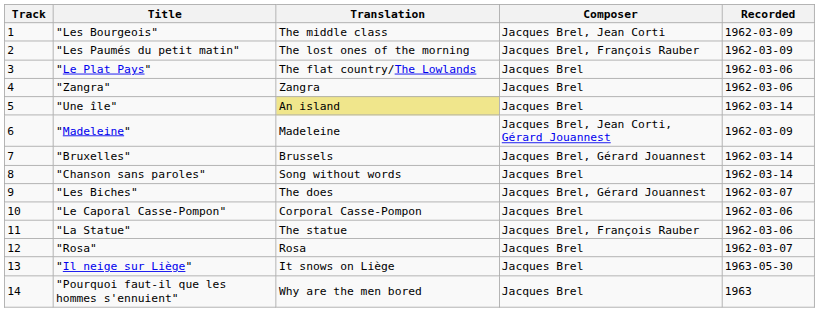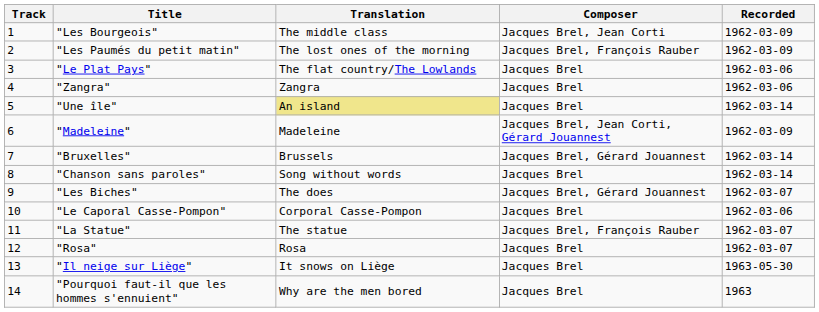(759, 229) 1962-03-06 -> (759, 229) 1962-03-07
